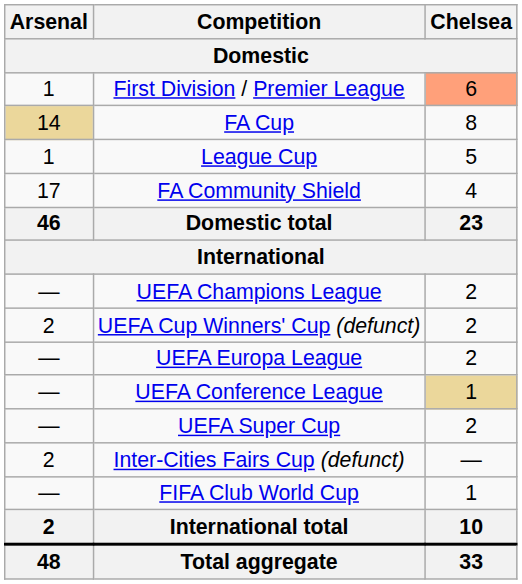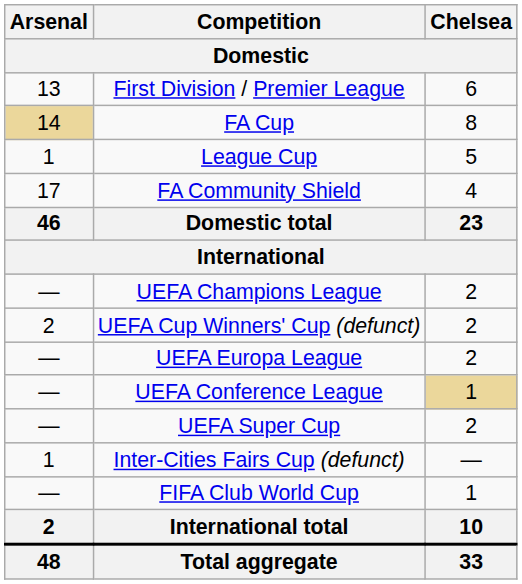(49, 89) 1 -> (49, 89) 13
(471, 89) lightsalmon background -> (471, 89) no background
(49, 460) 2 -> (49, 460) 1
